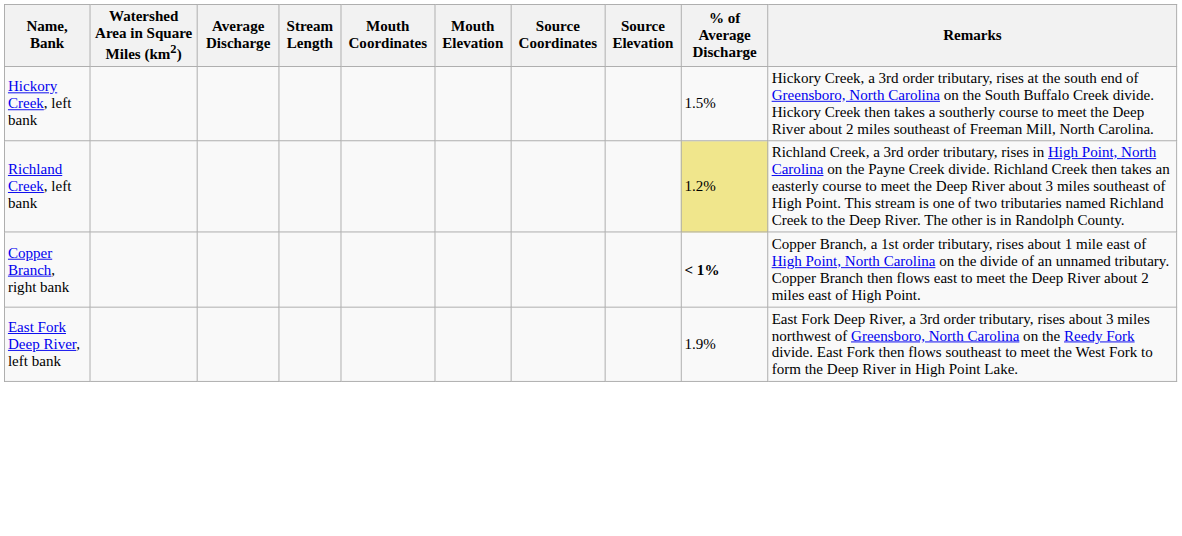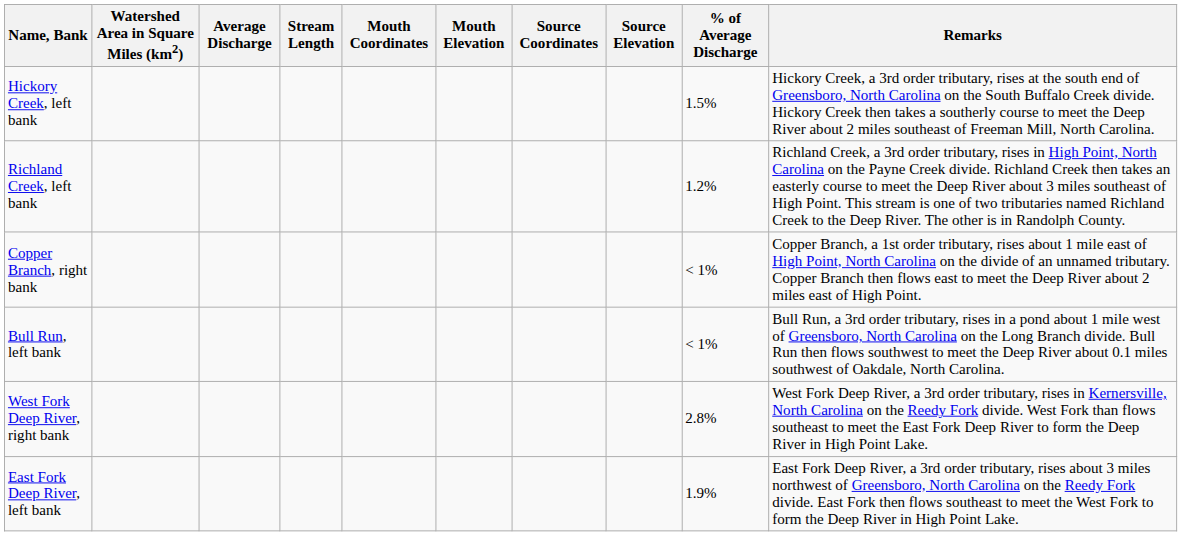(700, 186) khaki background -> (701, 186) no background
(702, 269) bold -> (701, 269) normal
+ row: (37, 344)
+ row: (44, 418)
